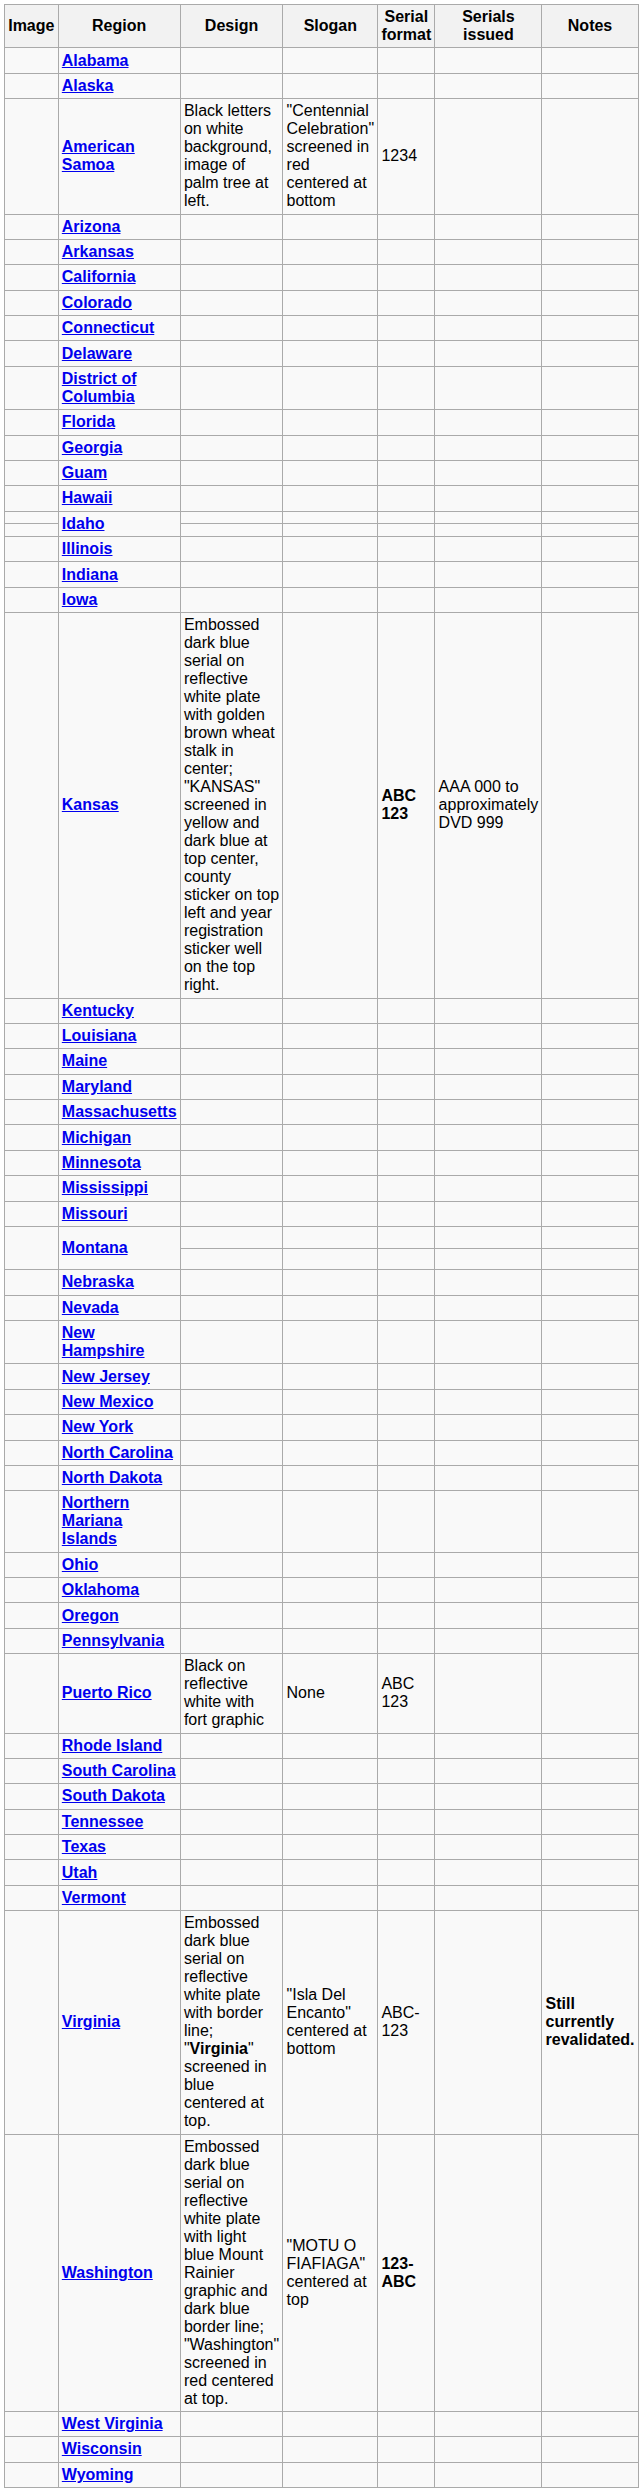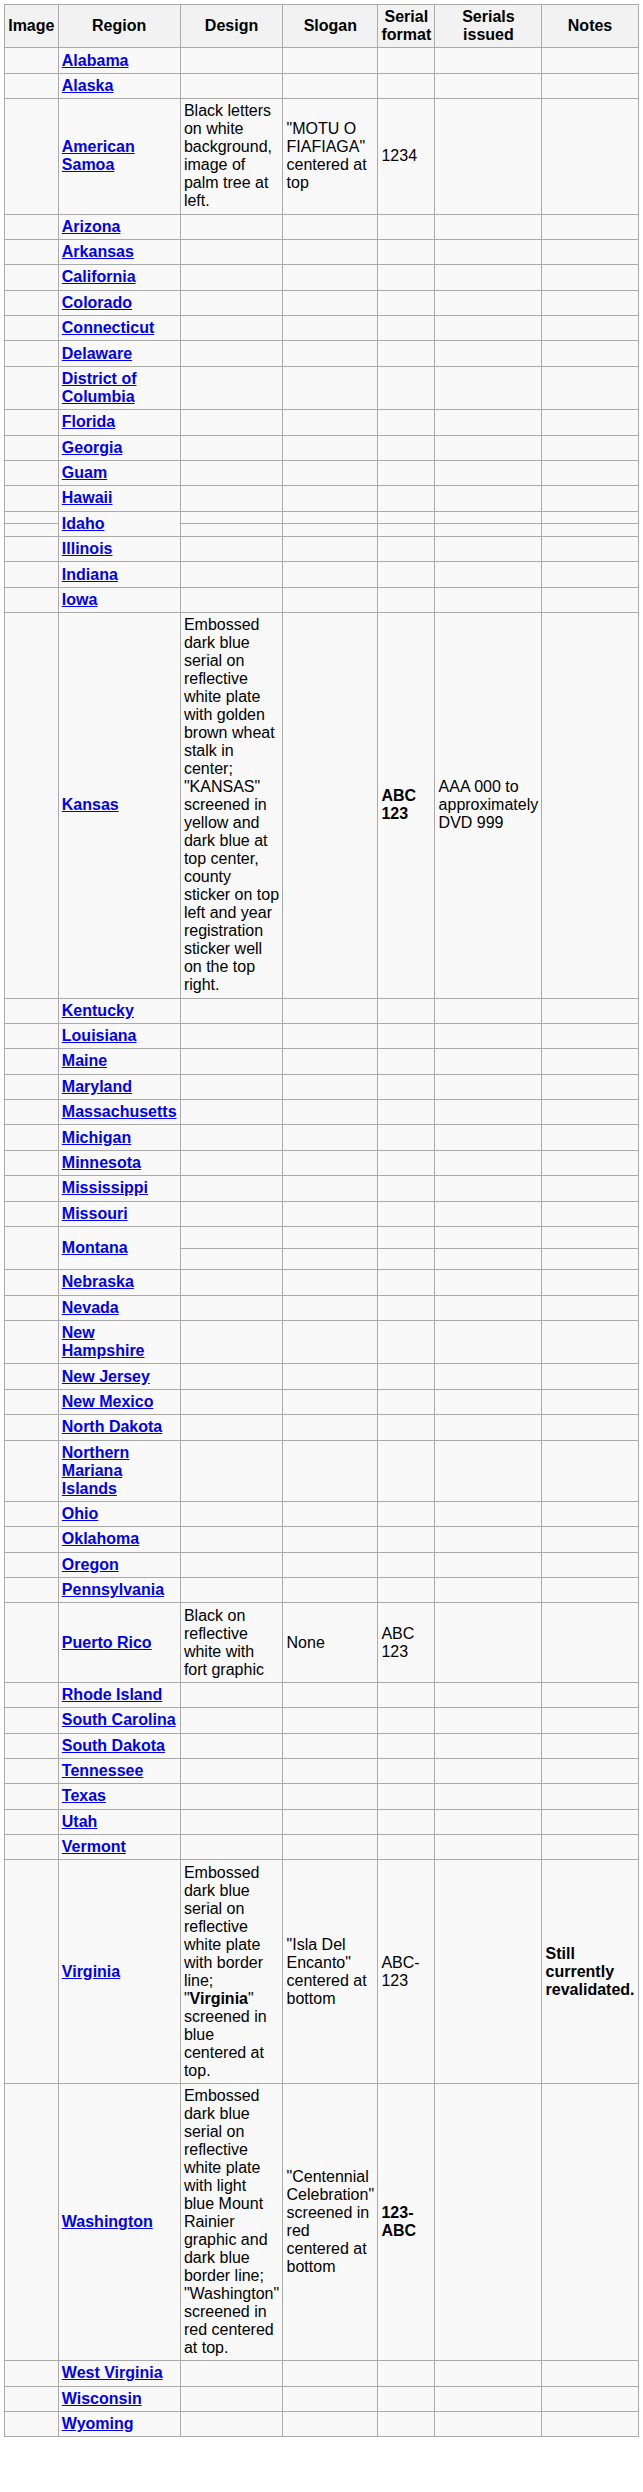(330, 156) "Centennial Celebration" screened in red centered at bottom -> (327, 156) "MOTU O FIAFIAGA" centered at top
- row: (98, 1427)
- row: (117, 1452)
(327, 2272) "MOTU O FIAFIAGA" centered at top -> (330, 2221) "Centennial Celebration" screened in red centered at bottom
